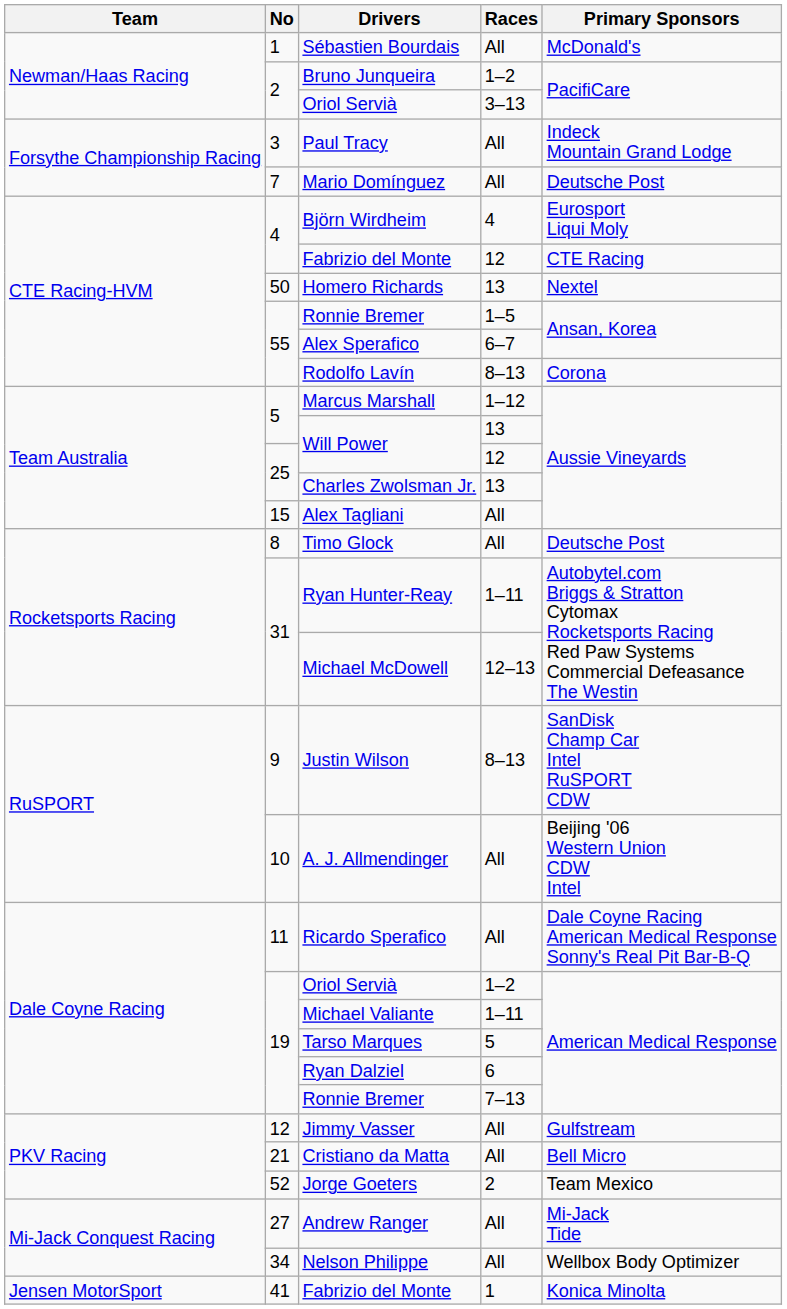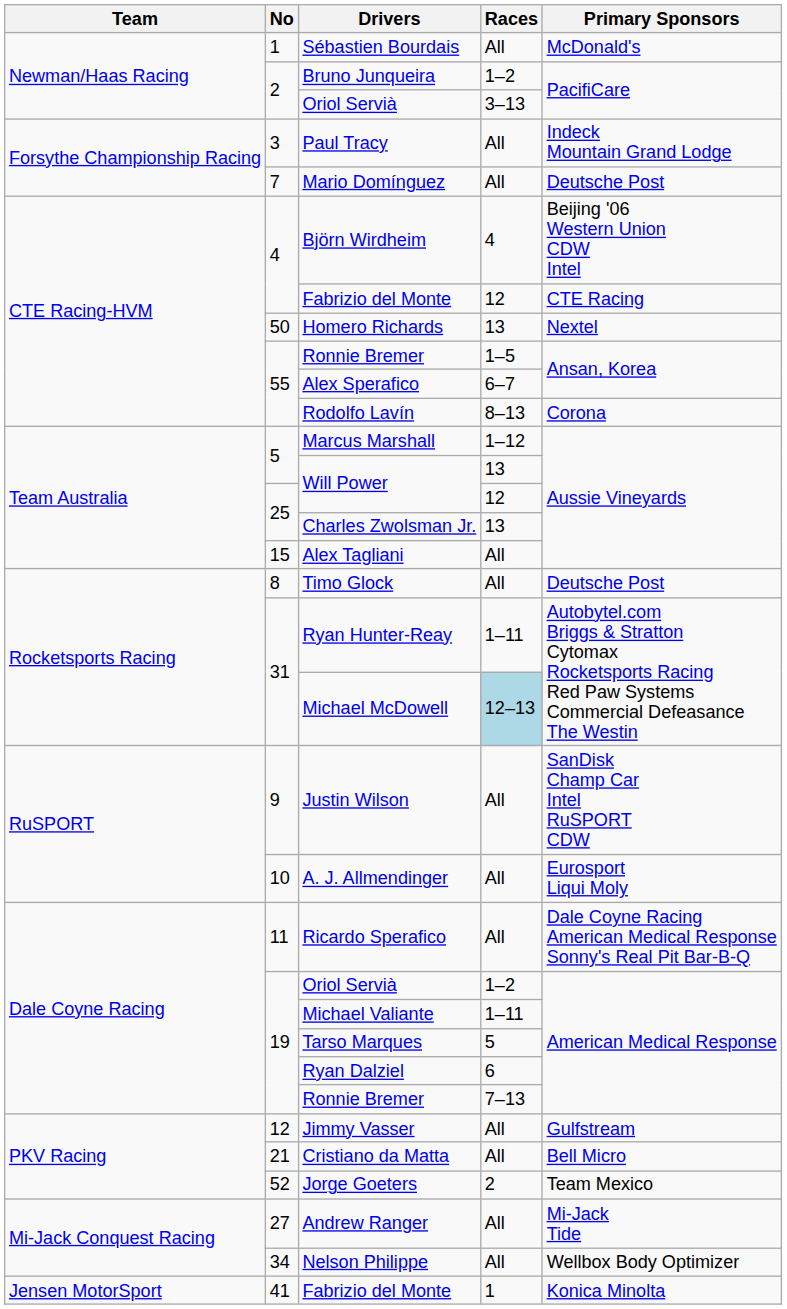(587, 220) Eurosport Liqui Moly -> (606, 239) Beijing '06 Western Union CDW Intel
(510, 669) no background -> (510, 708) lightblue background
(505, 760) 8–13 -> (495, 800) All
(606, 858) Beijing '06 Western Union CDW Intel -> (587, 878) Eurosport Liqui Moly
